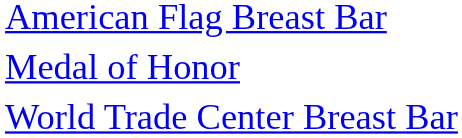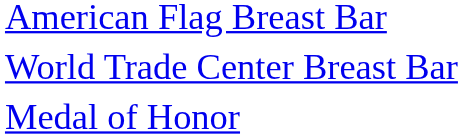rows swapped: (231, 117) <-> (122, 66)
